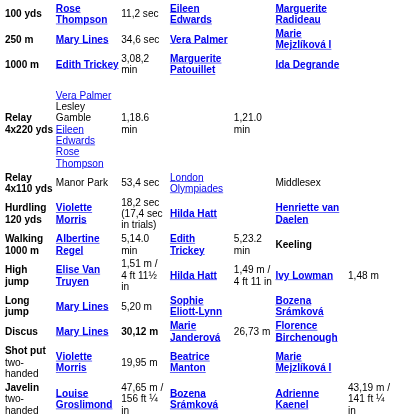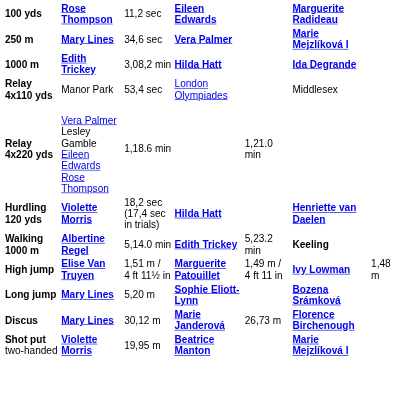(196, 64) Marguerite Patouillet -> (198, 64) Hilda Hatt
rows swapped: (29, 183) <-> (29, 124)
(193, 275) Hilda Hatt -> (200, 270) Marguerite Patouillet
(140, 331) bold -> (142, 320) normal
- row: (22, 399)
